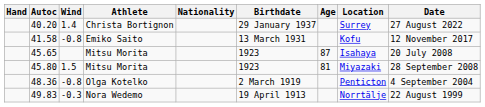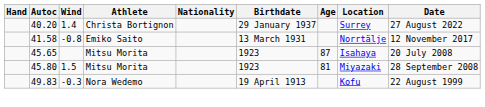(350, 39) Kofu -> (363, 39) Norrtälje
- row: (44, 81)
(363, 95) Norrtälje -> (350, 81) Kofu
